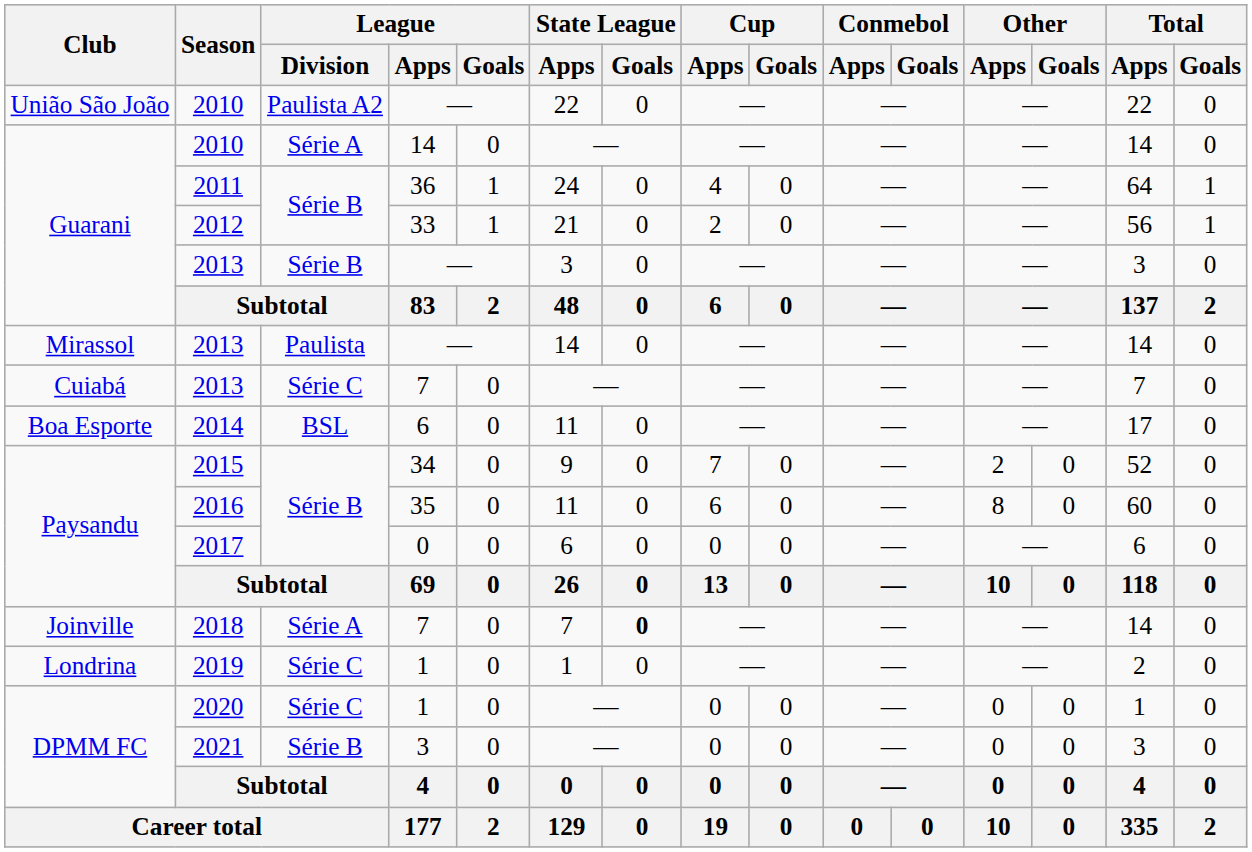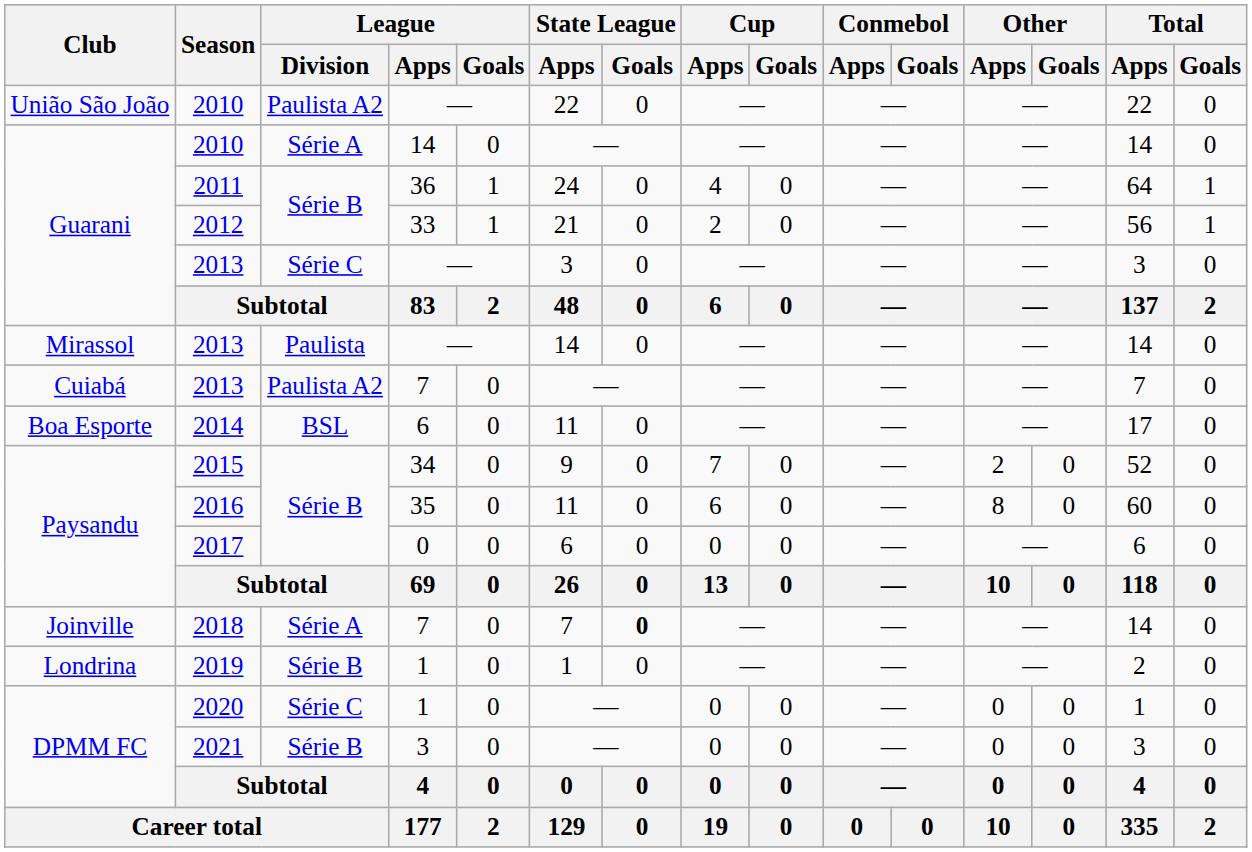(325, 265) Série B -> (325, 265) Série C
(325, 385) Série C -> (325, 385) Paulista A2
(325, 666) Série C -> (325, 666) Série B
